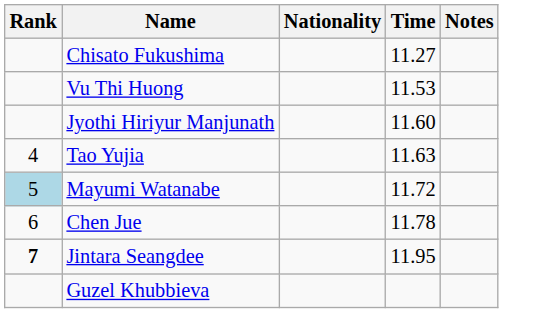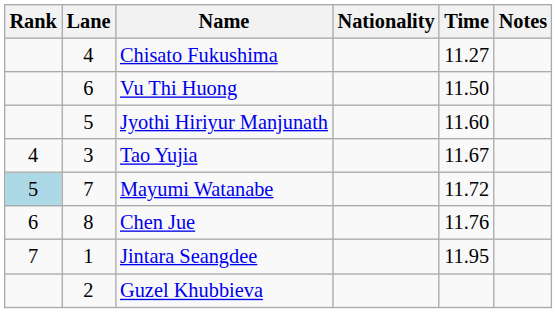+ column: (88, 21)
(413, 88) 11.53 -> (467, 88) 11.50
(413, 155) 11.63 -> (467, 155) 11.67
(413, 222) 11.78 -> (467, 222) 11.76
(33, 256) bold -> (33, 256) normal
